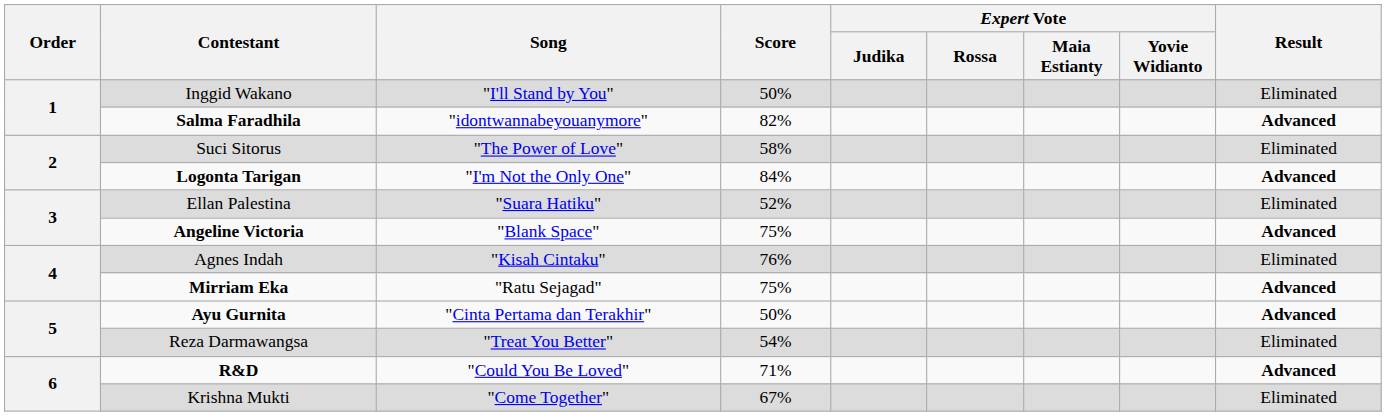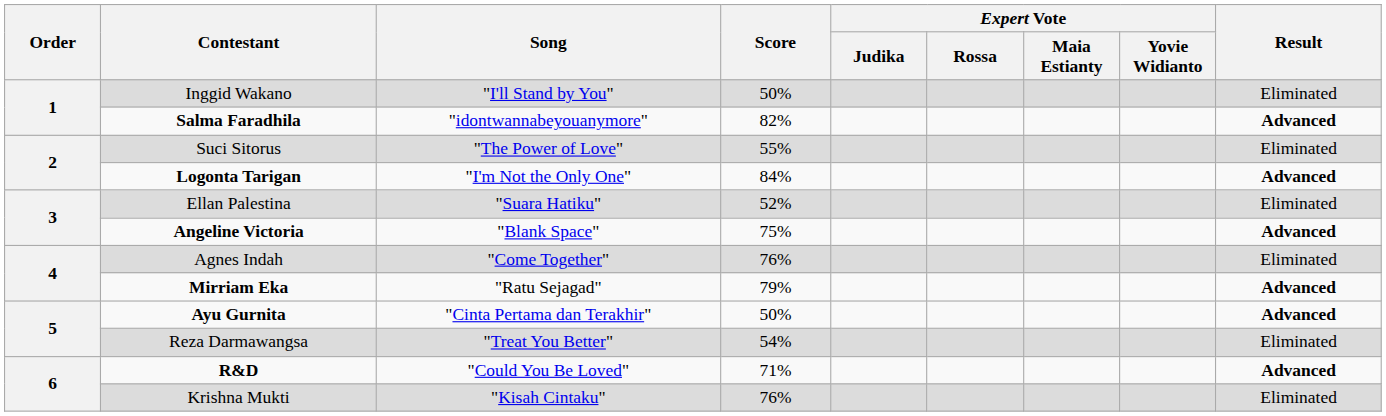(775, 148) 58% -> (775, 148) 55%
(548, 259) "Kisah Cintaku" -> (548, 259) "Come Together"
(775, 286) 75% -> (775, 286) 79%
(548, 397) "Come Together" -> (548, 397) "Kisah Cintaku"
(775, 397) 67% -> (775, 397) 76%
